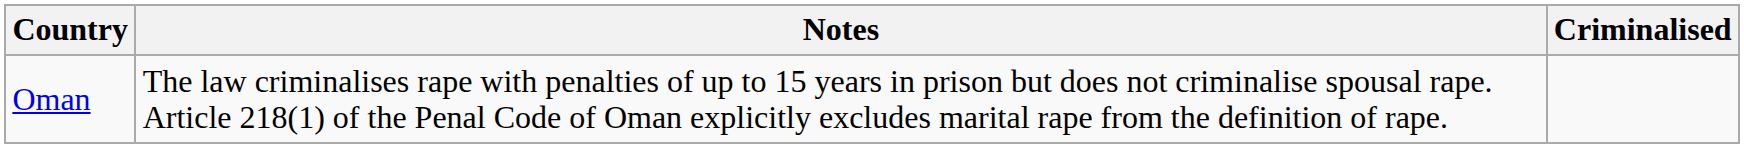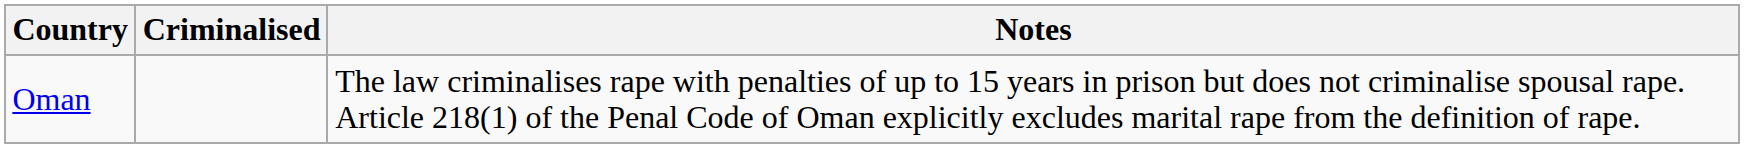columns swapped: (1643, 29) <-> (841, 29)
